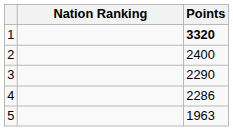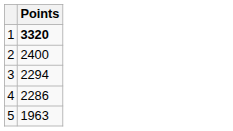- column: (100, 14)
(201, 75) 2290 -> (35, 75) 2294
